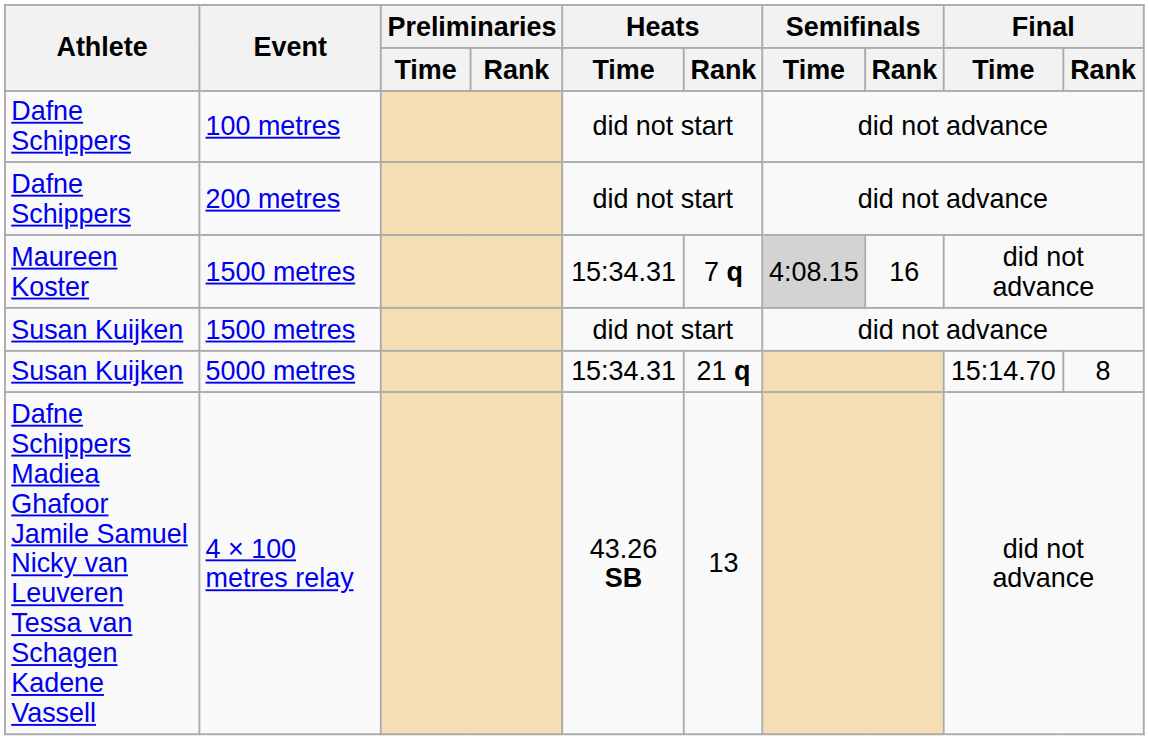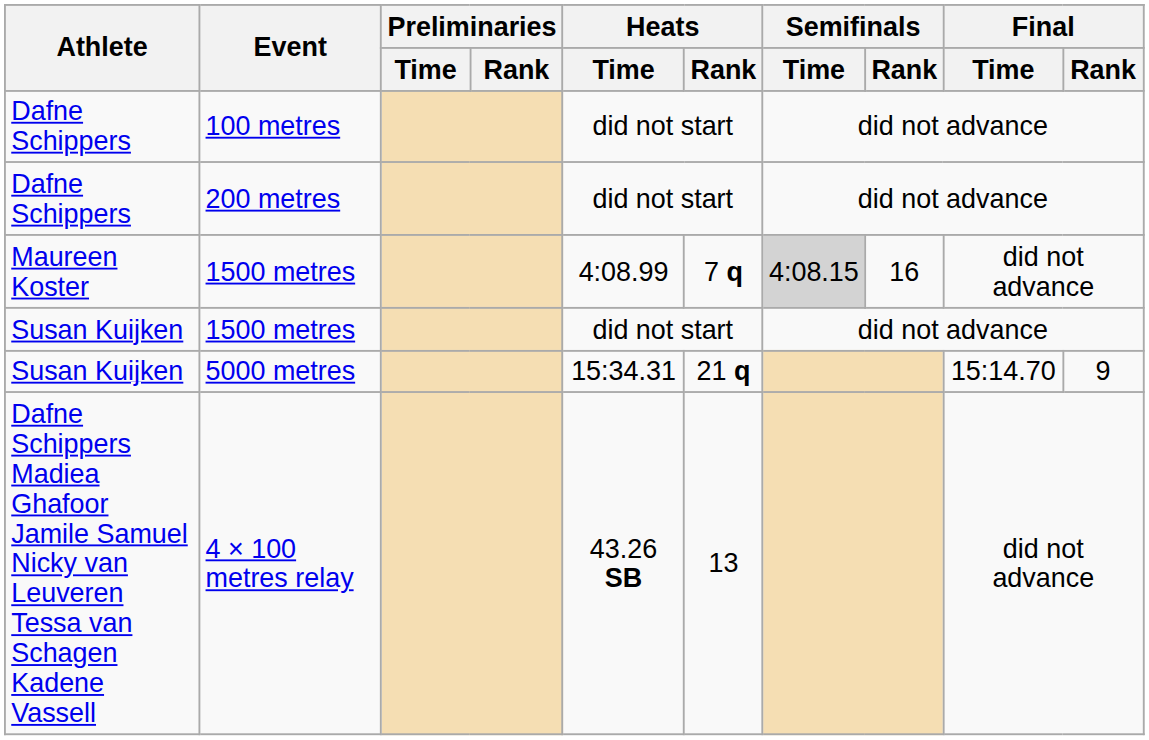(624, 272) 15:34.31 -> (624, 272) 4:08.99
(1103, 372) 8 -> (1103, 372) 9
